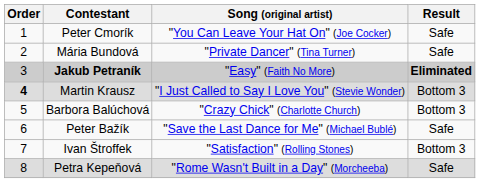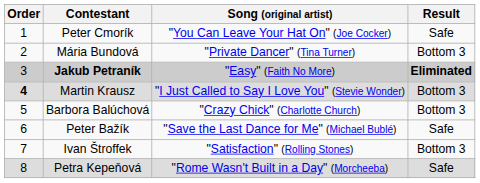(441, 52) Safe -> (441, 52) Bottom 3
